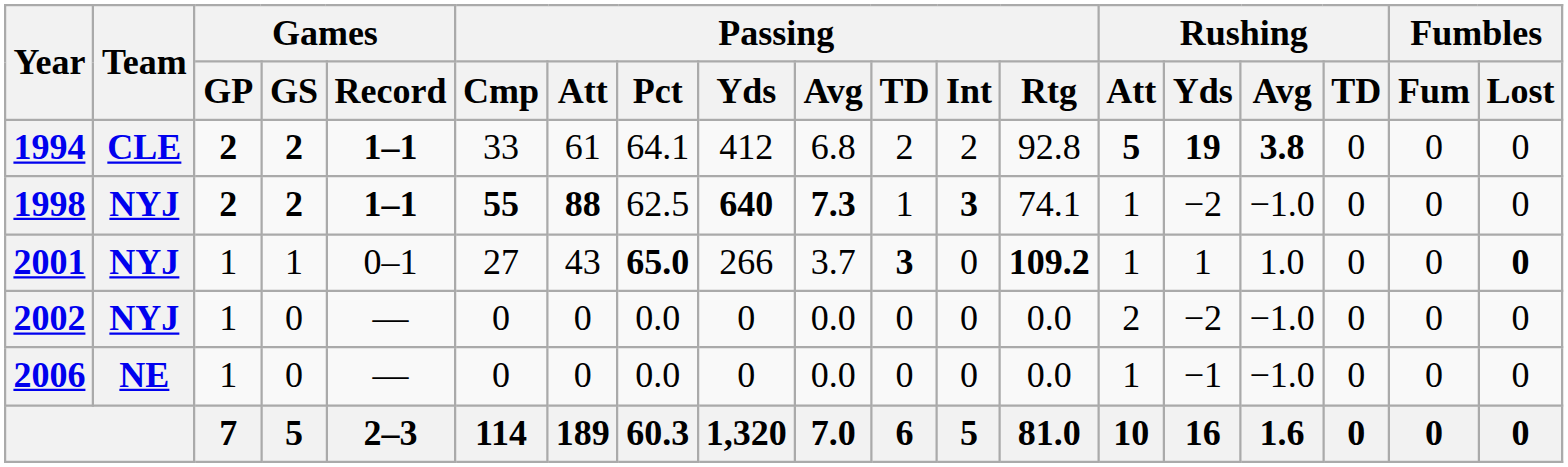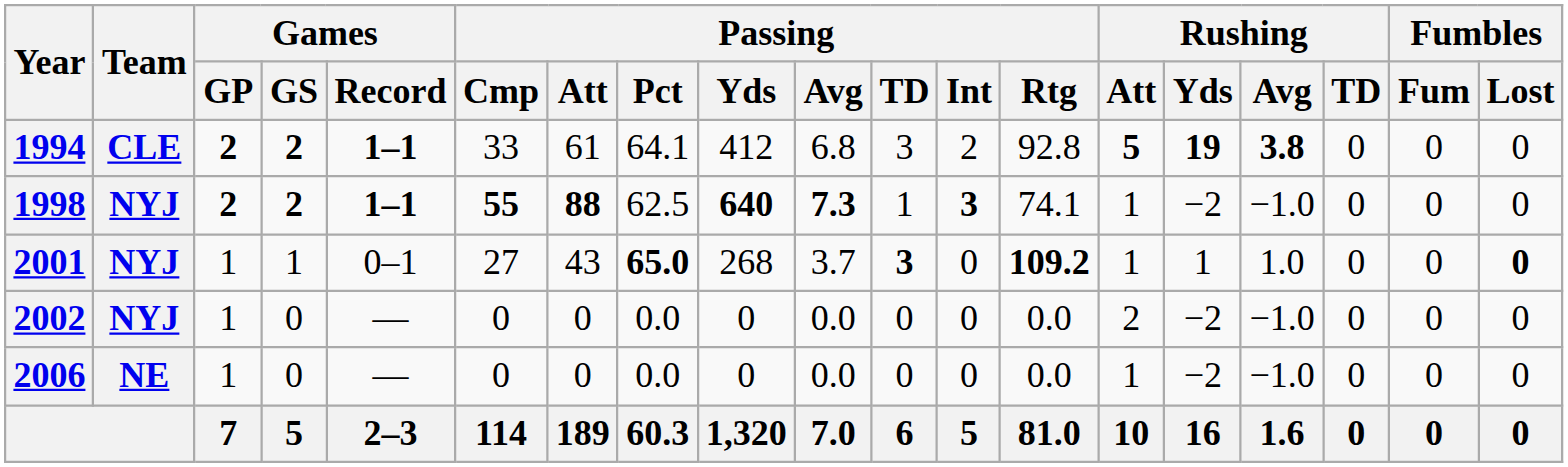(904, 147) 2 -> (904, 147) 3
(746, 261) 266 -> (746, 261) 268
(1203, 375) −1 -> (1203, 375) −2
